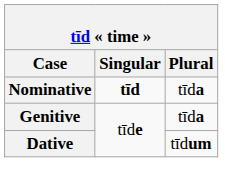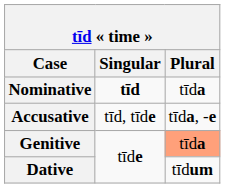+ row: (50, 116)
(191, 116) no background -> (192, 143) lightsalmon background
